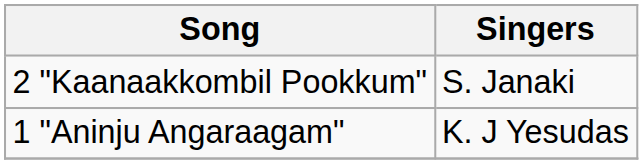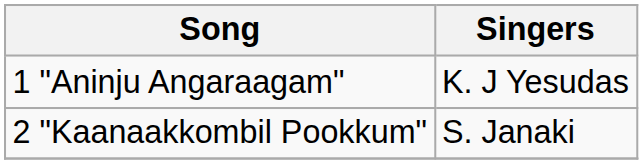rows swapped: (178, 132) <-> (220, 81)
